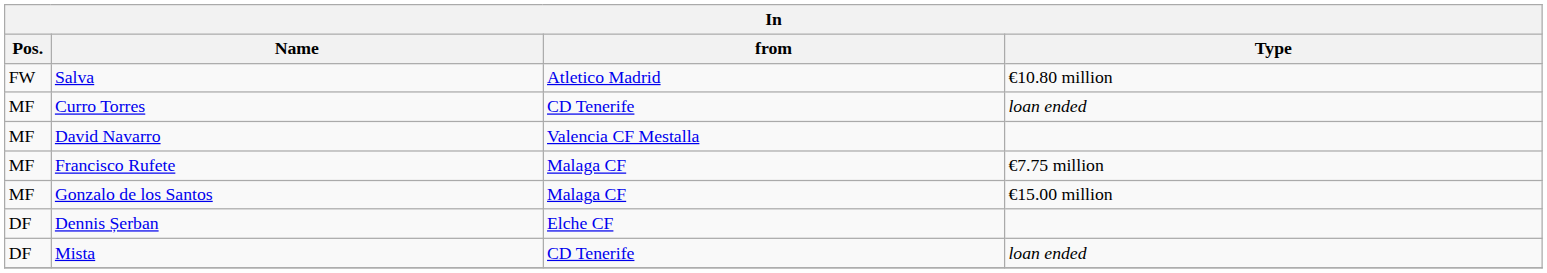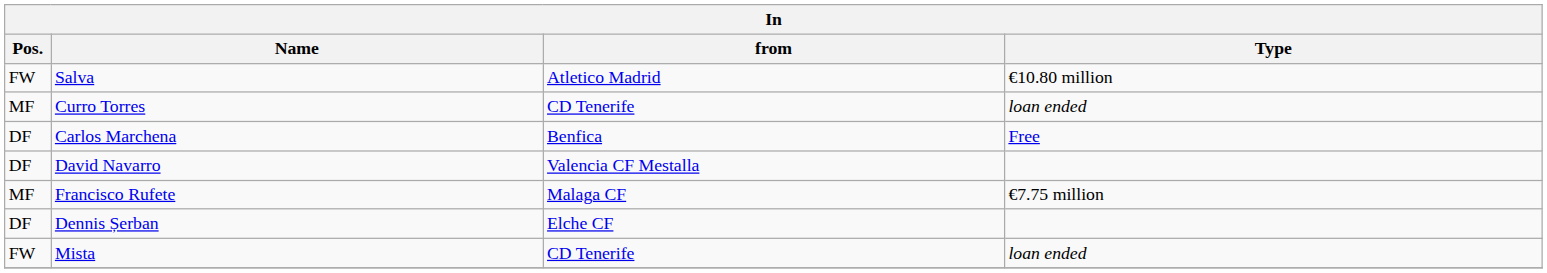+ row: (116, 136)
(22, 136) MF -> (20, 165) DF
- row: (134, 194)
(20, 253) DF -> (22, 253) FW
